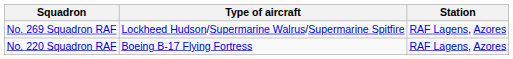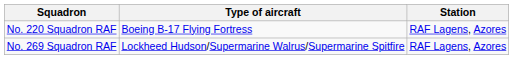rows swapped: (62, 46) <-> (62, 29)
